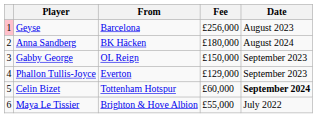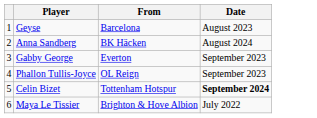- column: (221, 12)
(9, 27) pink background -> (9, 27) no background
(120, 58) OL Reign -> (116, 58) Everton
(116, 74) Everton -> (120, 74) OL Reign
